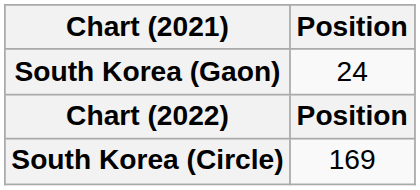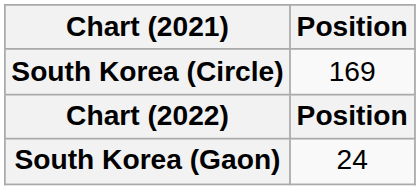rows swapped: (147, 71) <-> (147, 160)
